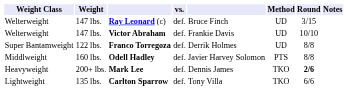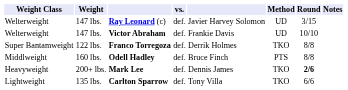(208, 21) Bruce Finch -> (227, 21) Javier Harvey Solomon
(281, 45) UD -> (281, 45) TKO
(227, 57) Javier Harvey Solomon -> (208, 57) Bruce Finch
